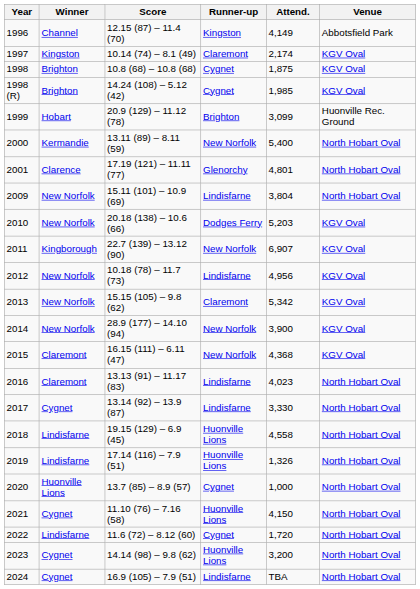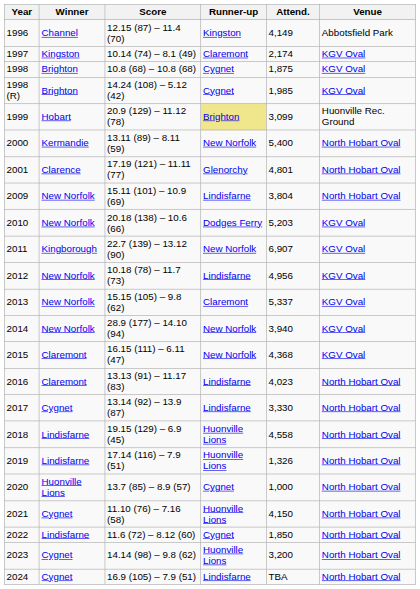(221, 117) no background -> (221, 117) khaki background
(281, 302) 5,342 -> (281, 302) 5,337
(281, 328) 3,900 -> (281, 328) 3,940
(281, 534) 1,720 -> (281, 534) 1,850
